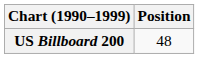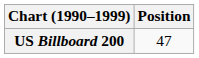(164, 41) 48 -> (164, 41) 47
